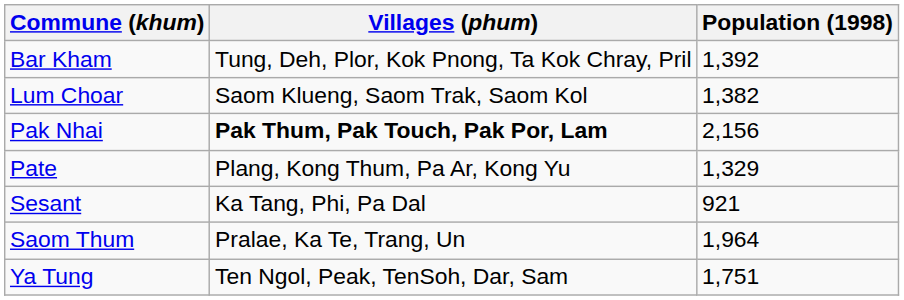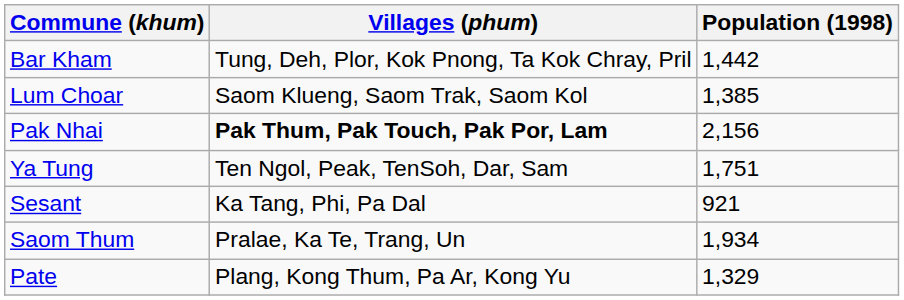(731, 58) 1,392 -> (731, 58) 1,442
(731, 95) 1,382 -> (731, 95) 1,385
rows swapped: (34, 167) <-> (52, 276)
(731, 240) 1,964 -> (731, 240) 1,934
